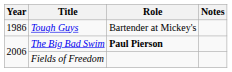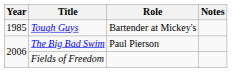(17, 28) 1986 -> (17, 28) 1985
(136, 43) bold -> (134, 43) normal
